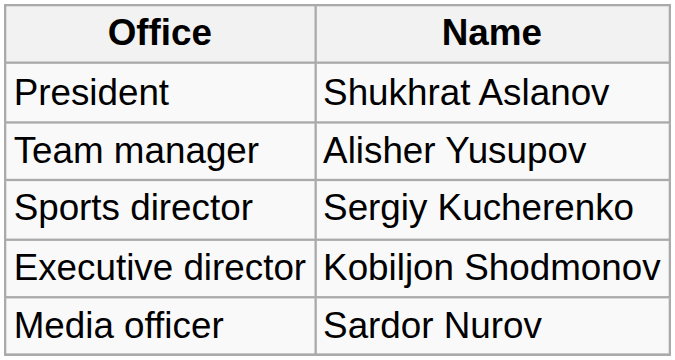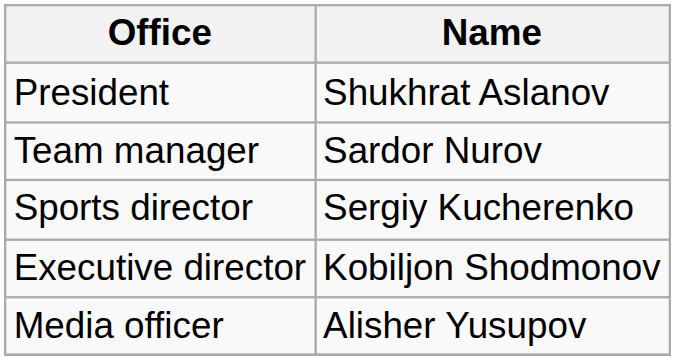(455, 150) Alisher Yusupov -> (433, 150) Sardor Nurov
(433, 325) Sardor Nurov -> (455, 325) Alisher Yusupov
